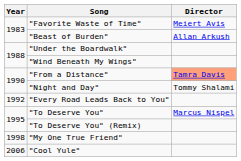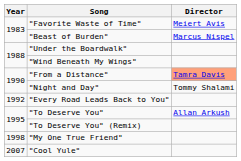(202, 36) Allan Arkush -> (204, 36) Marcus Nispel
(204, 112) Marcus Nispel -> (202, 112) Allan Arkush
(16, 150) 2006 -> (16, 150) 2007
